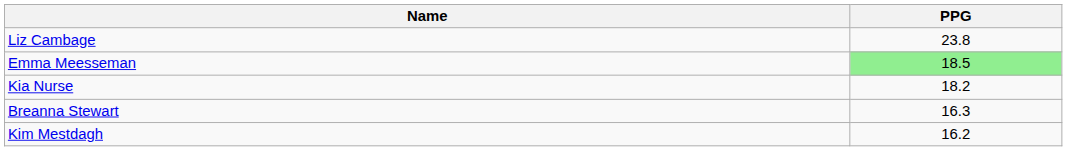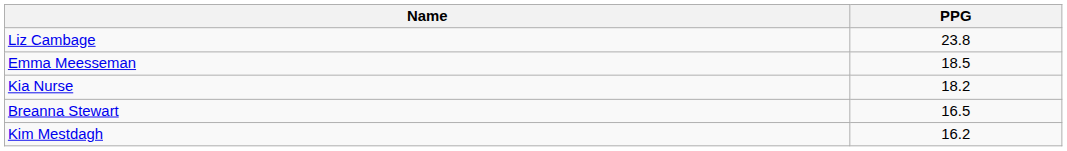(956, 63) lightgreen background -> (956, 63) no background
(956, 110) 16.3 -> (956, 110) 16.5
